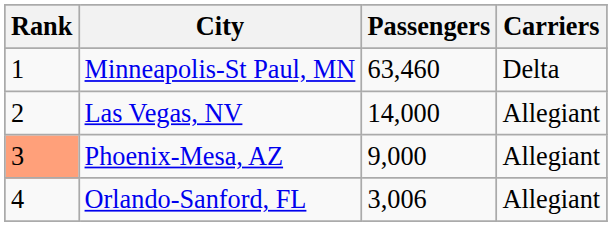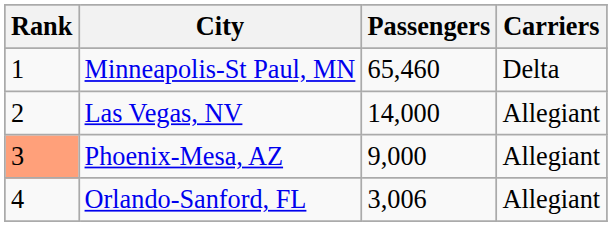(404, 69) 63,460 -> (404, 69) 65,460
